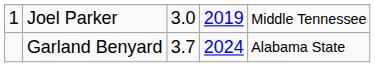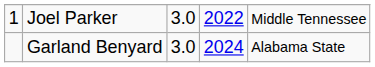(224, 18) 2019 -> (224, 18) 2022
(183, 47) 3.7 -> (183, 47) 3.0
